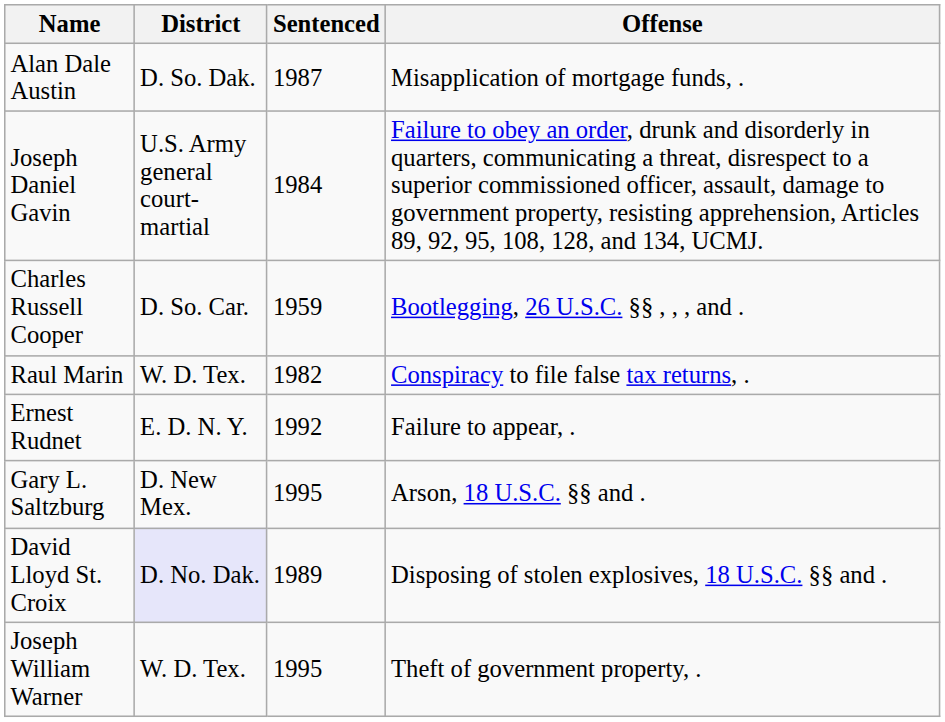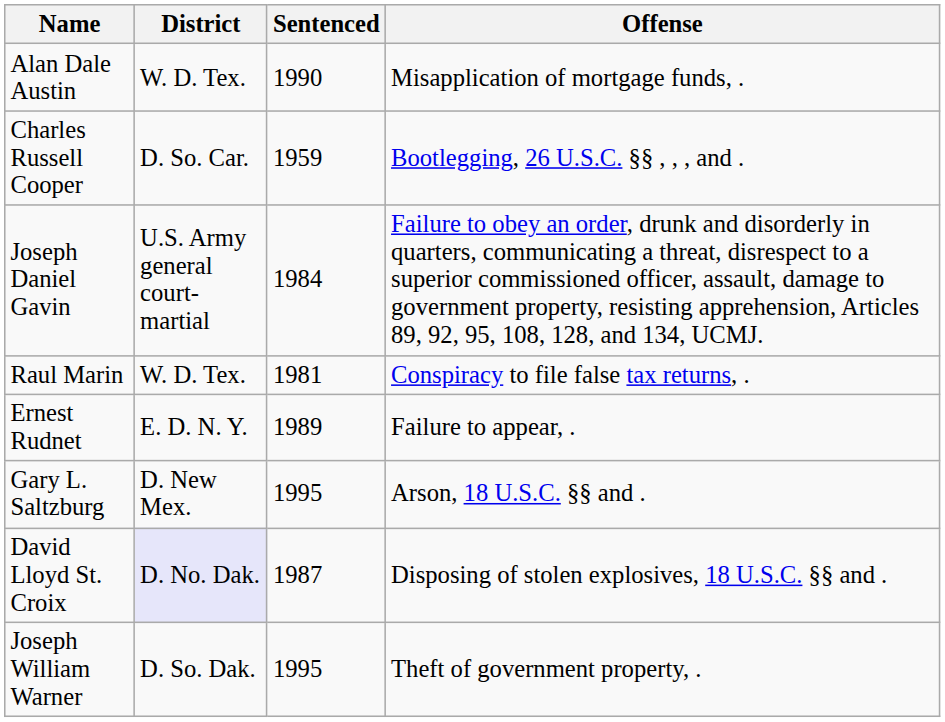(198, 76) D. So. Dak. -> (193, 76) W. D. Tex.
(298, 76) 1987 -> (298, 76) 1990
rows swapped: (48, 307) <-> (44, 185)
(298, 374) 1982 -> (298, 374) 1981
(298, 427) 1992 -> (298, 427) 1989
(298, 574) 1989 -> (298, 574) 1987
(193, 669) W. D. Tex. -> (198, 669) D. So. Dak.
